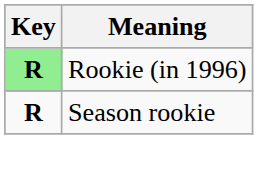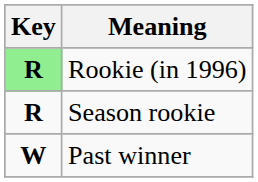+ row: (129, 155)
